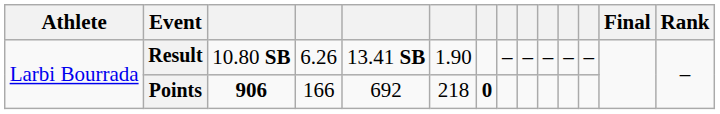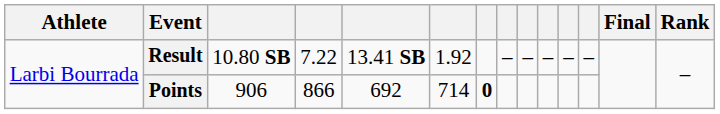(319, 56) 6.26 -> (319, 56) 7.22
(453, 56) 1.90 -> (453, 56) 1.92
(251, 91) bold -> (251, 91) normal
(319, 91) 166 -> (319, 91) 866
(453, 91) 218 -> (453, 91) 714
